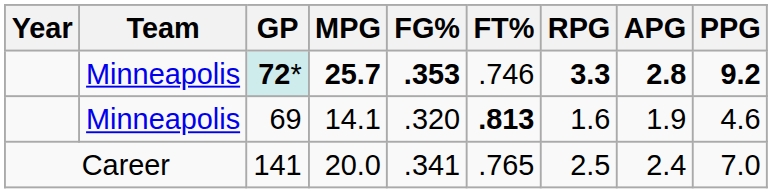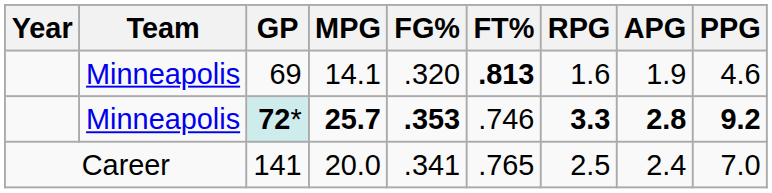rows swapped: (286, 119) <-> (280, 74)
